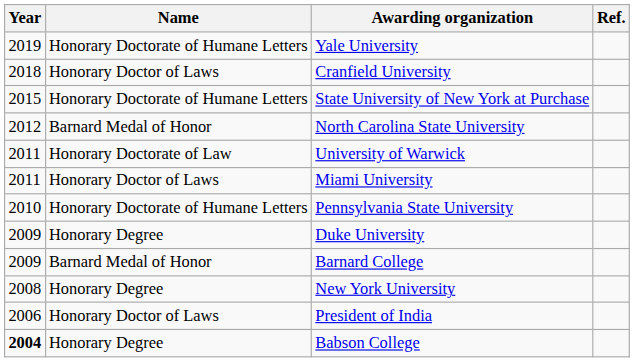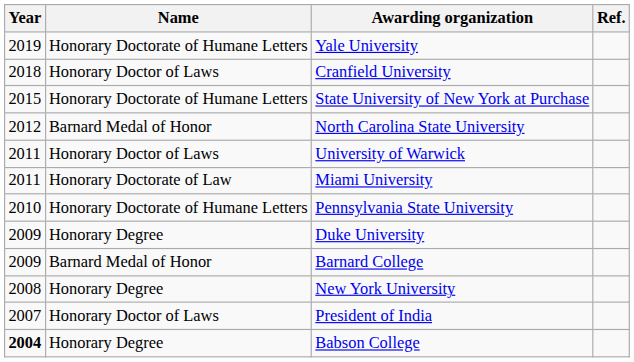(140, 153) Honorary Doctorate of Law -> (134, 153) Honorary Doctor of Laws
(134, 180) Honorary Doctor of Laws -> (140, 180) Honorary Doctorate of Law
(25, 316) 2006 -> (25, 316) 2007
